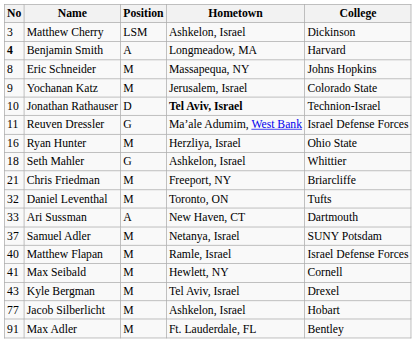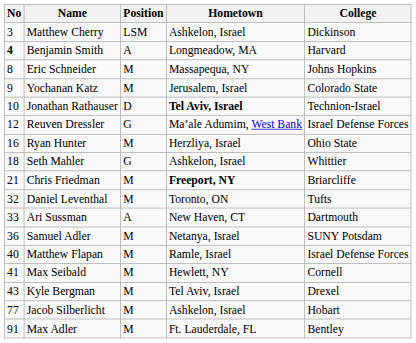(13, 124) 11 -> (13, 124) 12
(200, 180) normal -> (202, 180) bold
(13, 236) 37 -> (13, 236) 36
